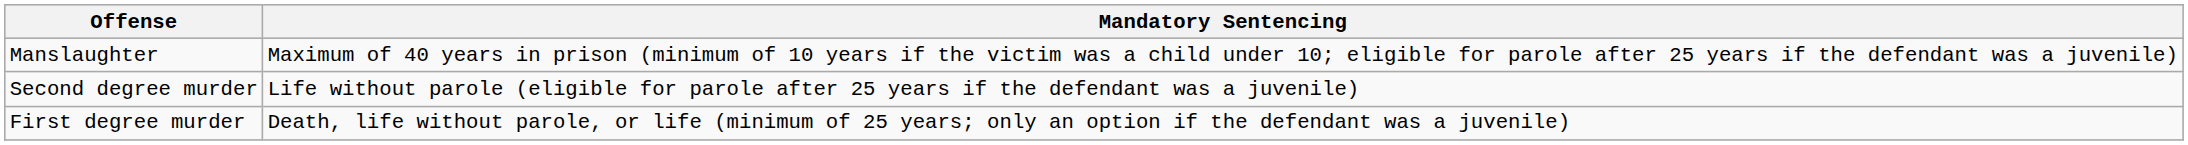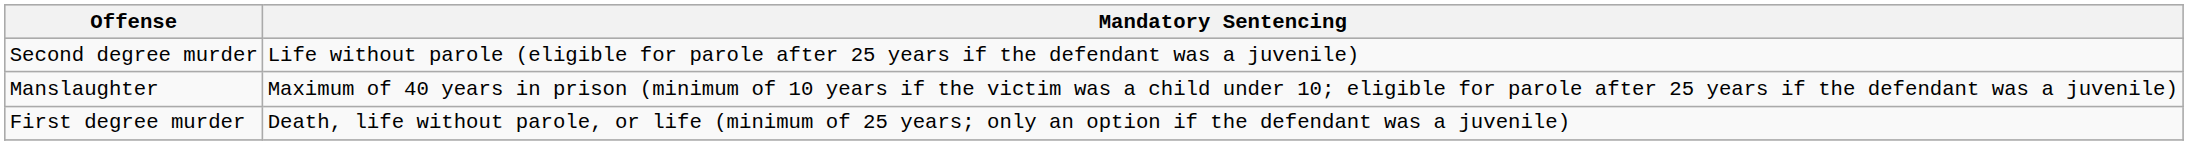rows swapped: (84, 55) <-> (134, 89)
